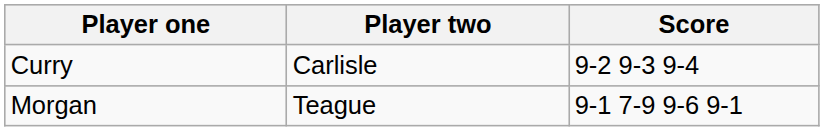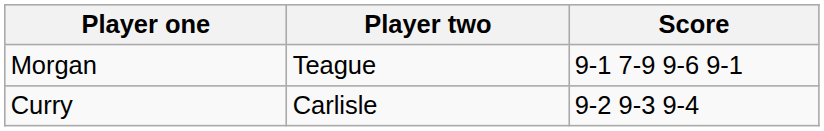rows swapped: (54, 105) <-> (42, 65)
